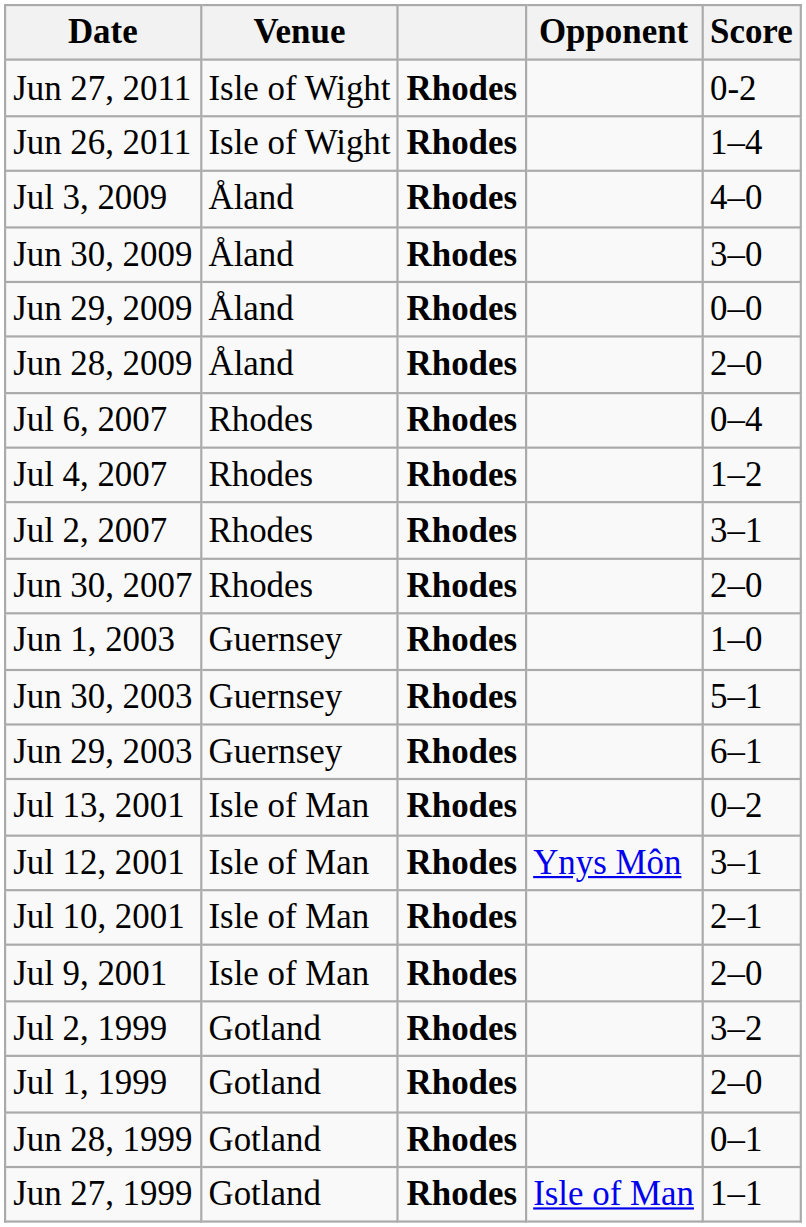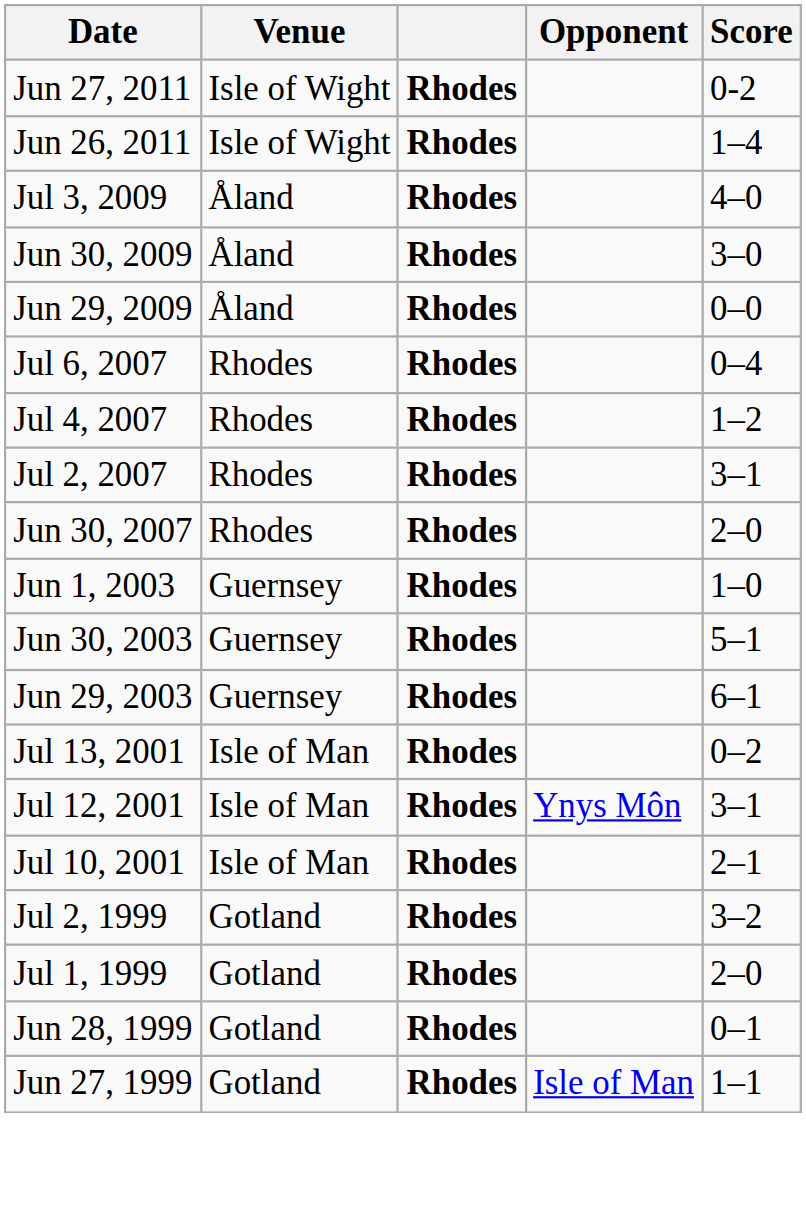- row: (103, 364)
- row: (90, 972)
